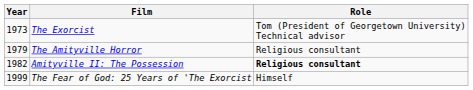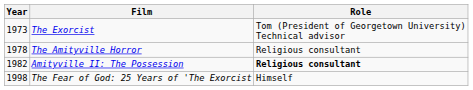(17, 50) 1979 -> (17, 50) 1978
(17, 78) 1999 -> (17, 78) 1998
